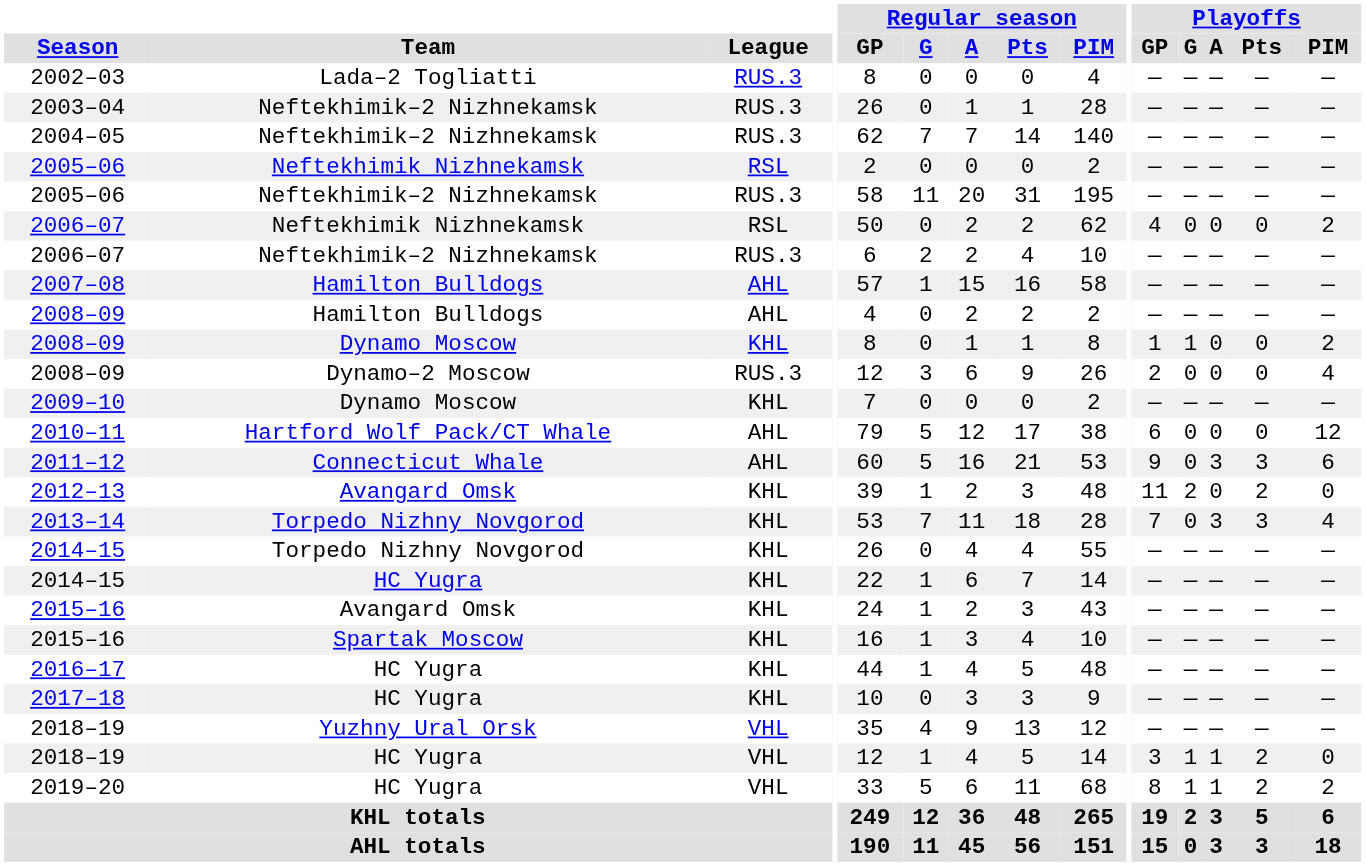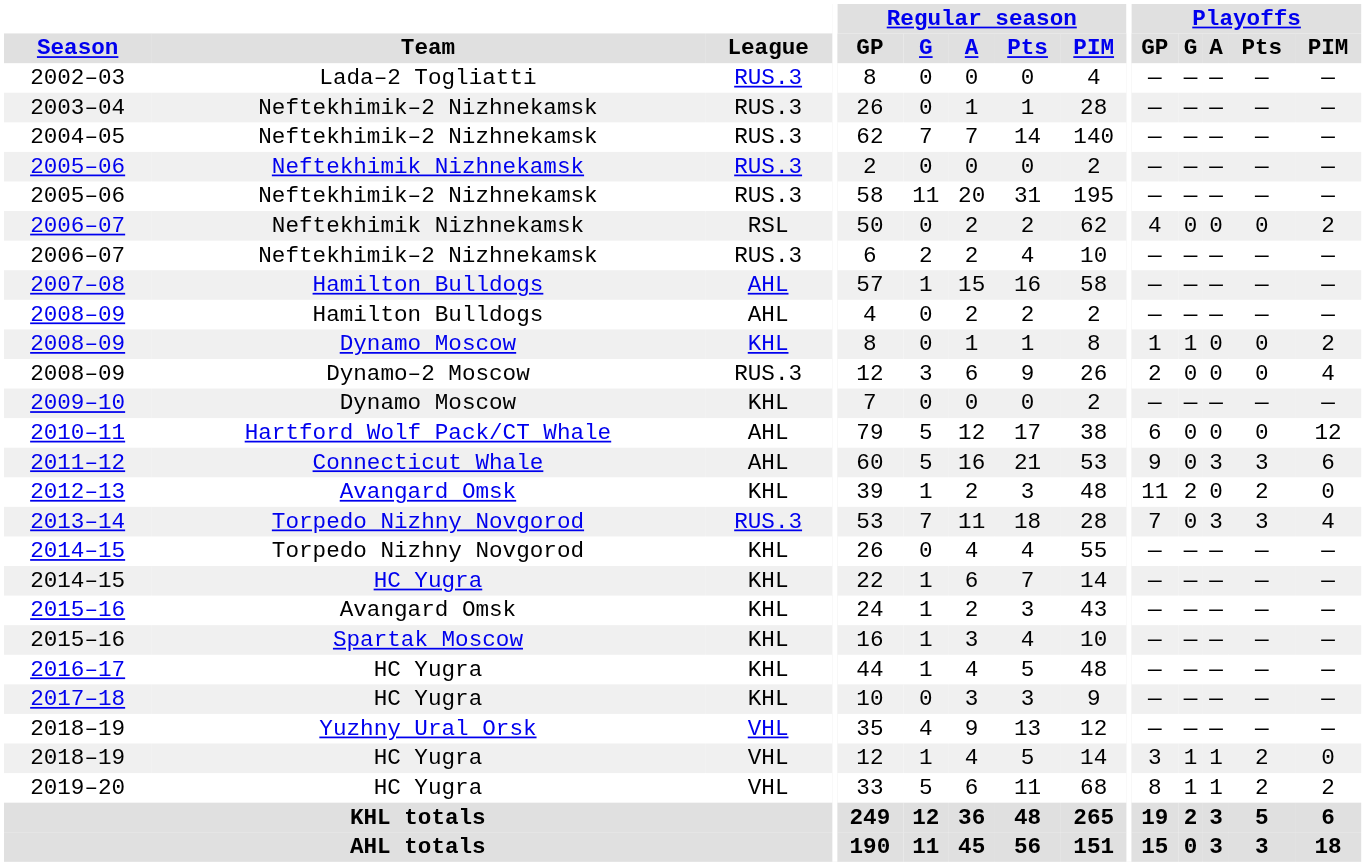(768, 167) RSL -> (768, 167) RUS.3
(768, 522) KHL -> (768, 522) RUS.3
